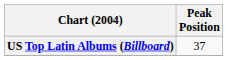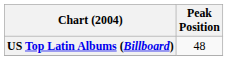(199, 45) 37 -> (199, 45) 48
